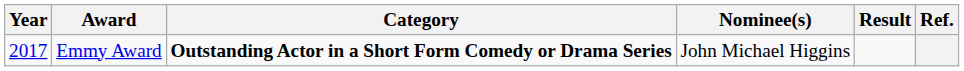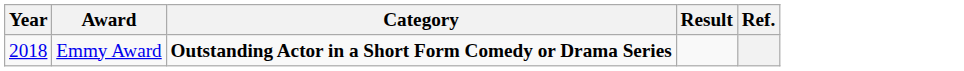- column: (765, 19)
(28, 50) 2017 -> (28, 50) 2018
